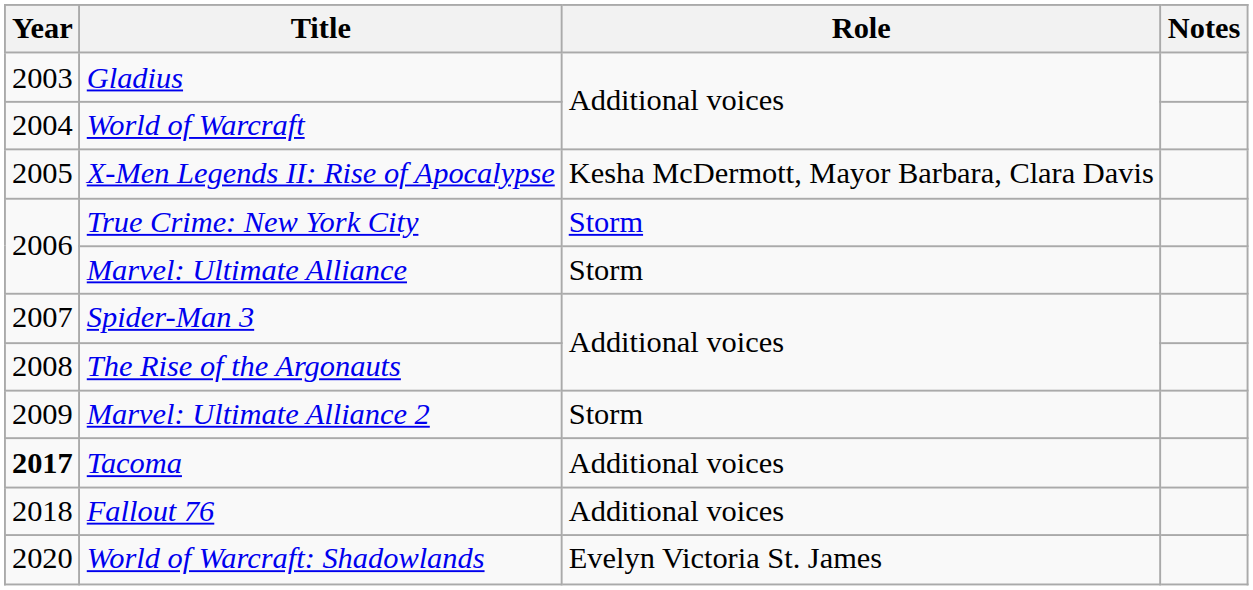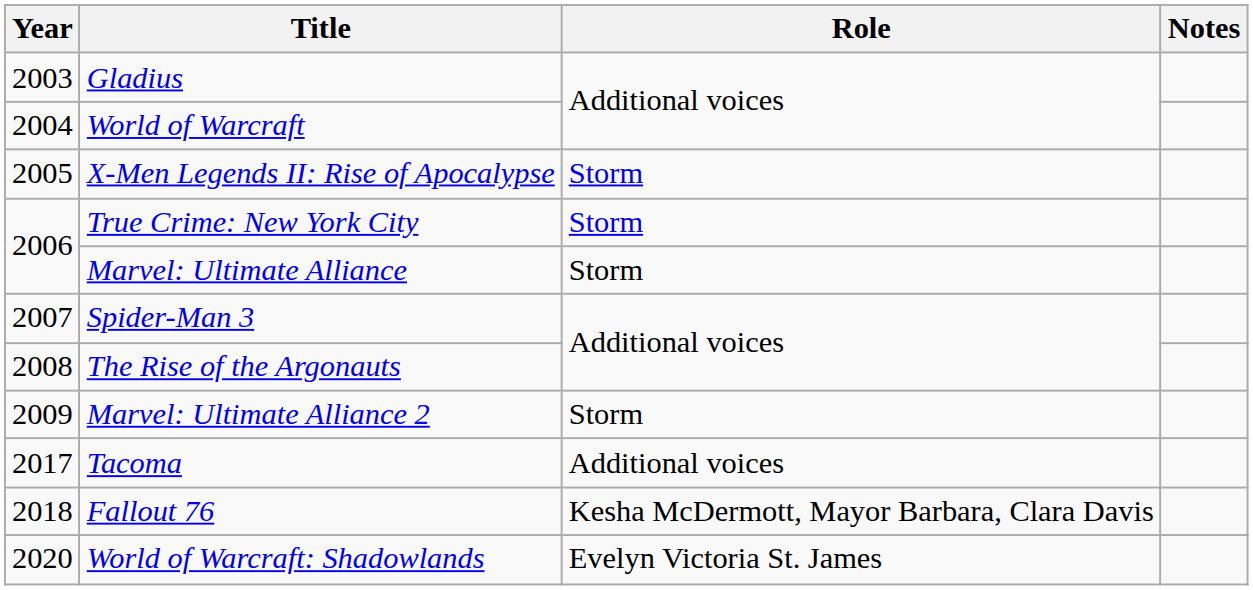(861, 173) Kesha McDermott, Mayor Barbara, Clara Davis -> (606, 173) Storm
(42, 462) bold -> (42, 462) normal
(676, 510) Additional voices -> (861, 510) Kesha McDermott, Mayor Barbara, Clara Davis
